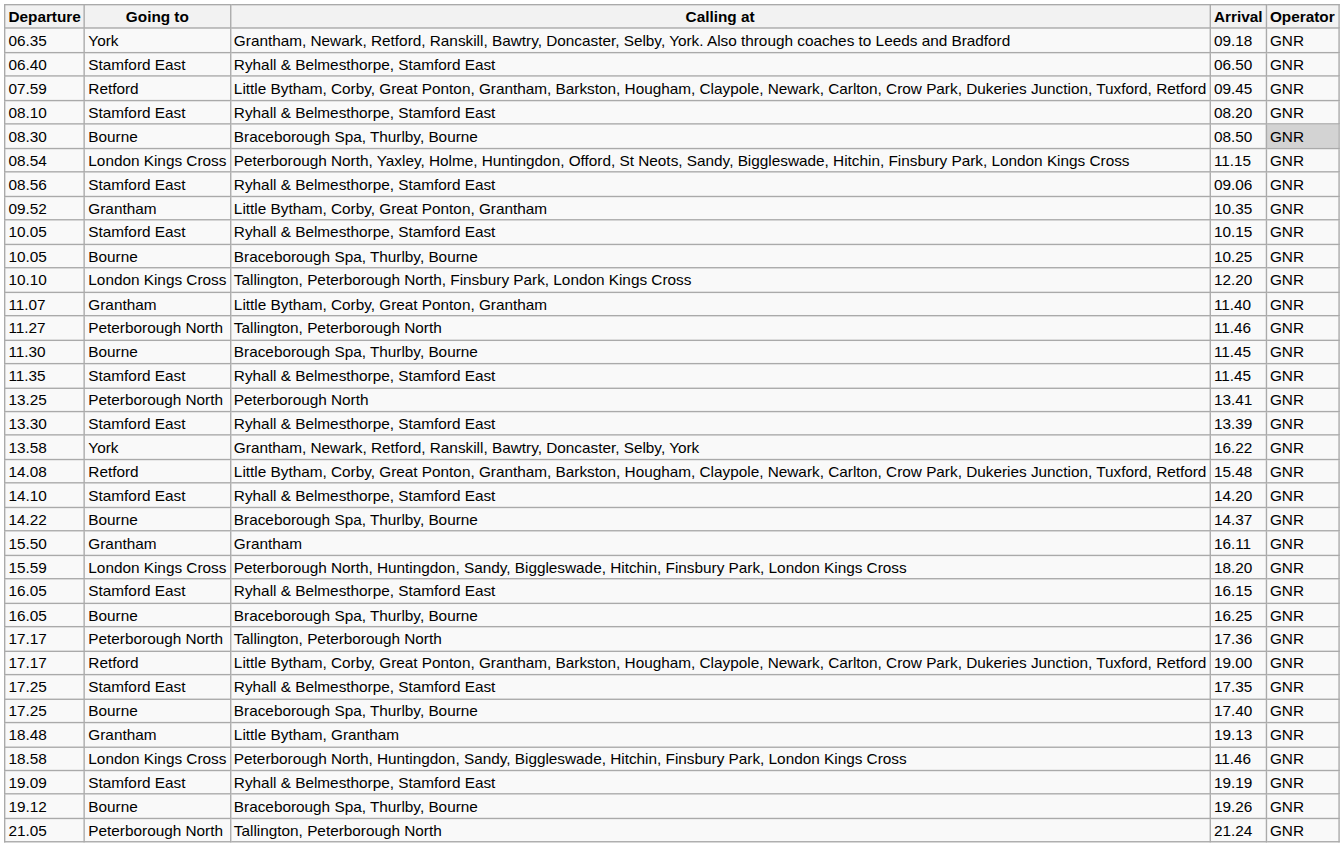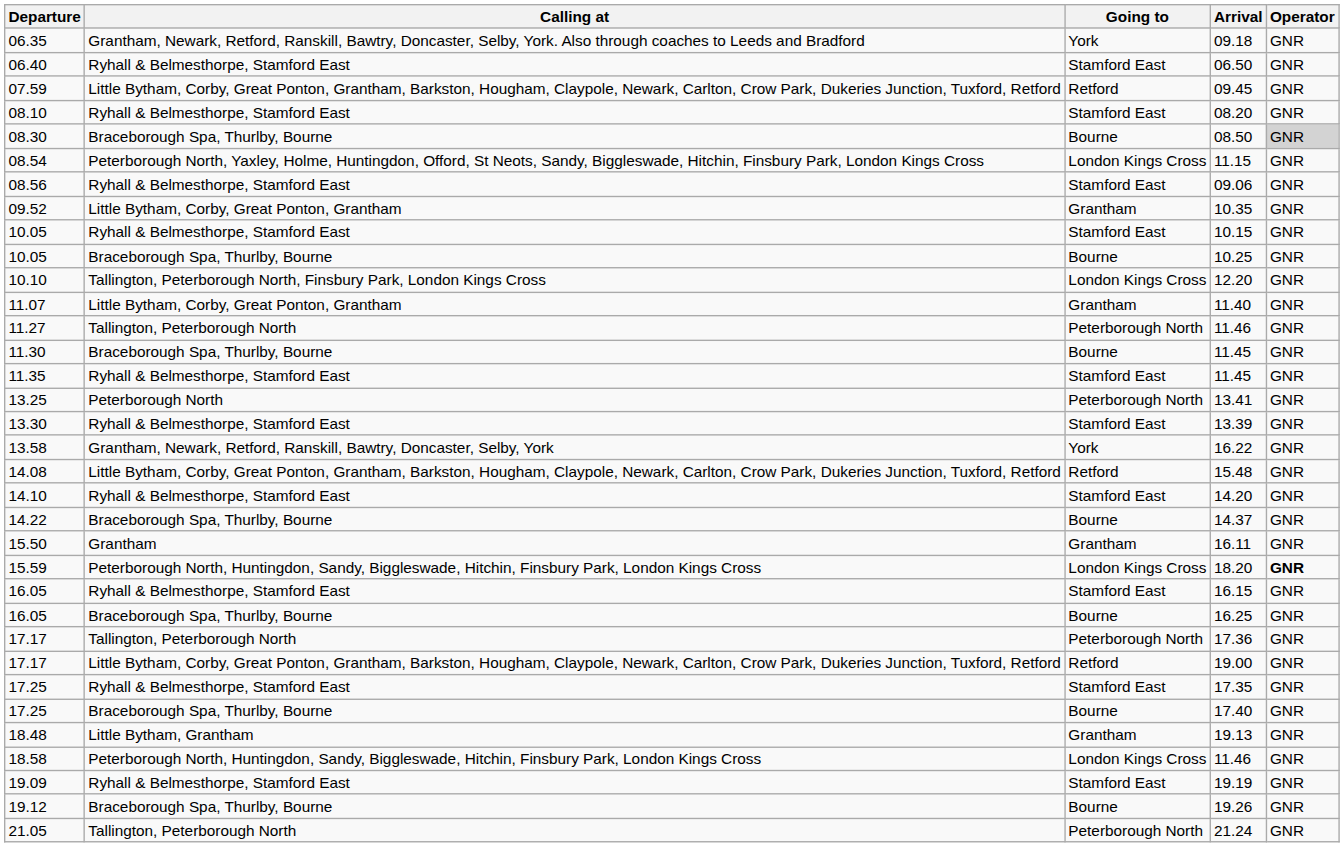columns swapped: (157, 17) <-> (720, 17)
(1287, 567) normal -> (1287, 567) bold
